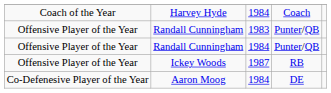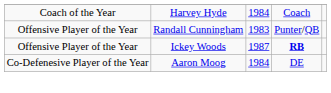- row: (198, 46)
(297, 63) normal -> (297, 46) bold
